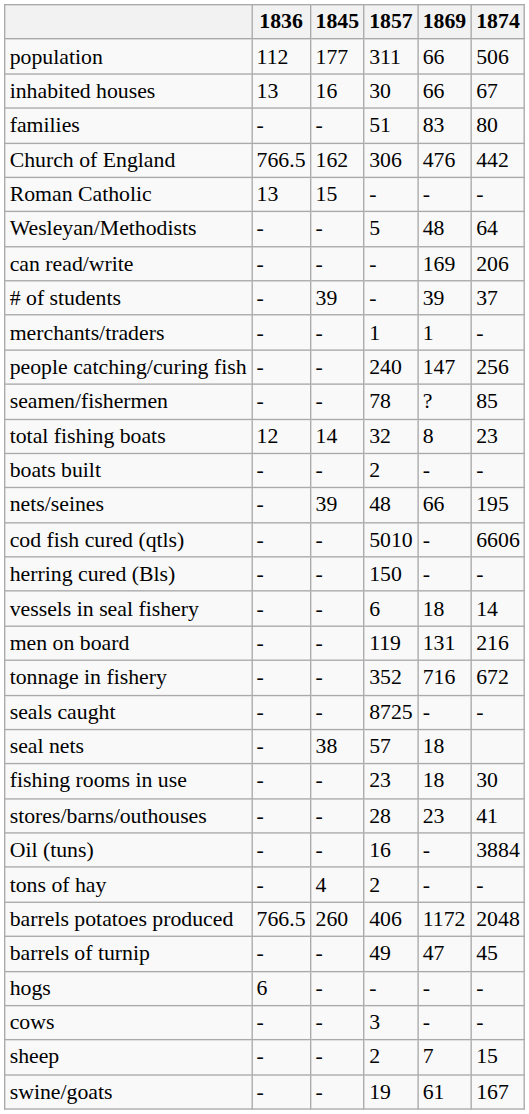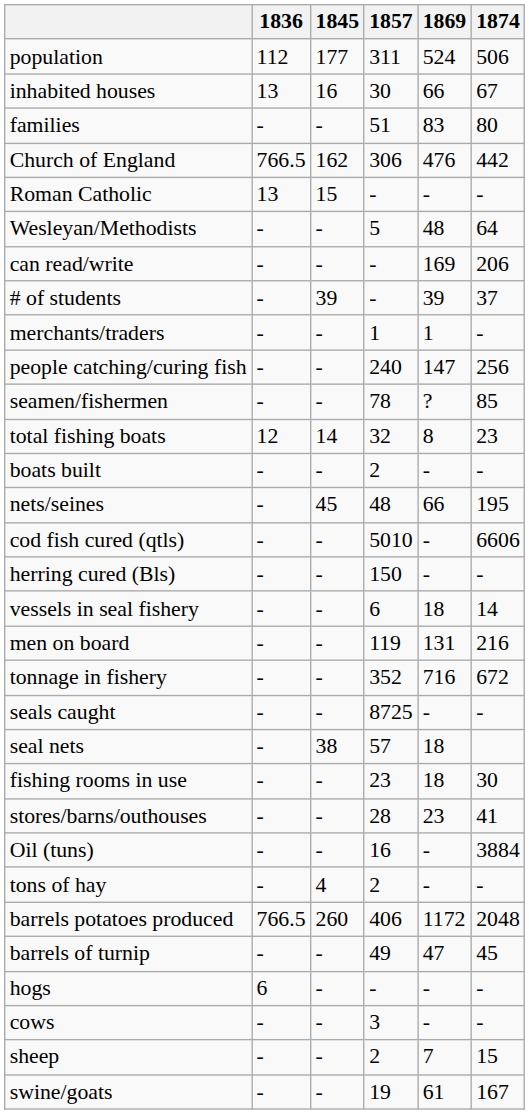(434, 56) 66 -> (439, 56) 524
(326, 504) 39 -> (326, 504) 45
